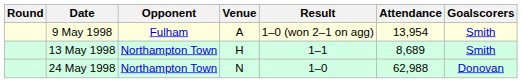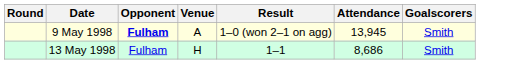(169, 31) normal -> (148, 31) bold
(411, 31) 13,954 -> (368, 31) 13,945
(169, 50) Northampton Town -> (148, 50) Fulham
(411, 50) 8,689 -> (368, 50) 8,686
- row: (82, 68)
